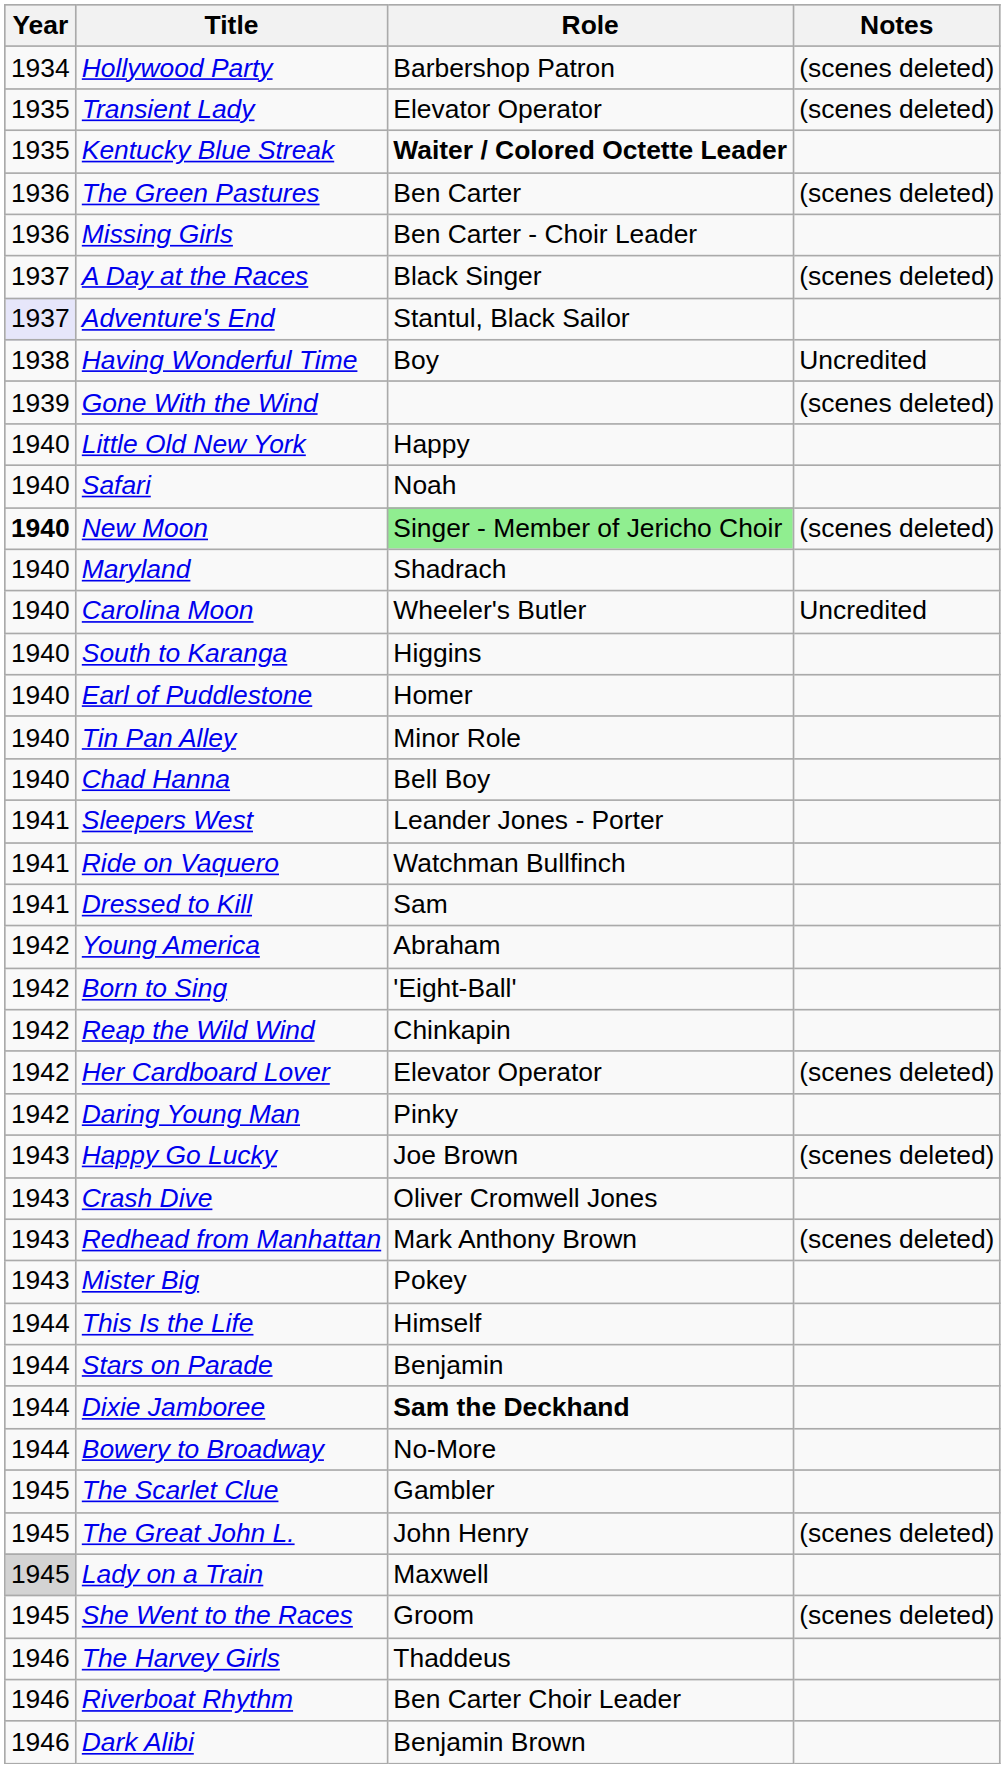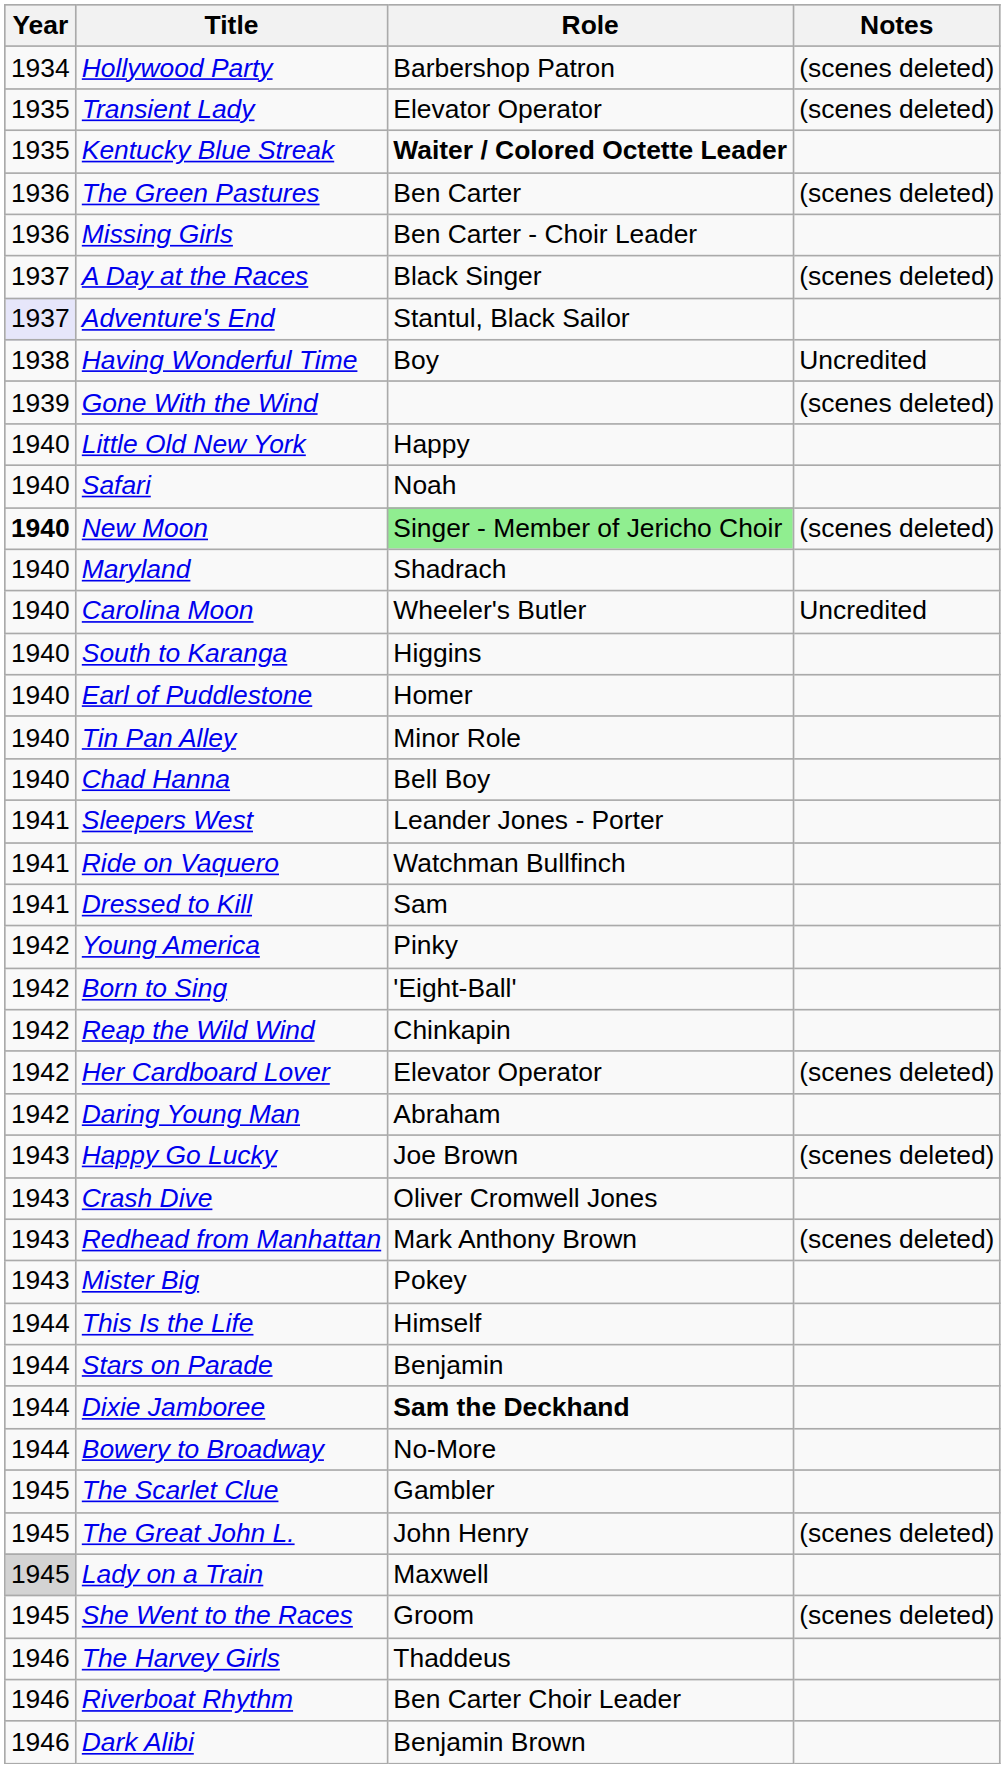(447, 946) Abraham -> (426, 946) Pinky
(426, 1114) Pinky -> (447, 1114) Abraham
